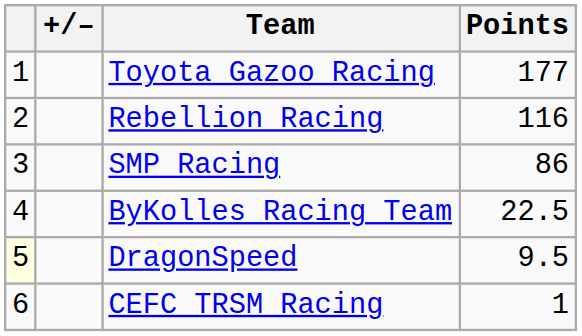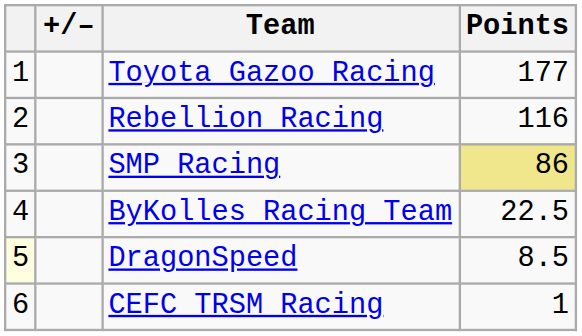(552, 167) no background -> (552, 167) khaki background
(543, 260) 9.5 -> (543, 260) 8.5
